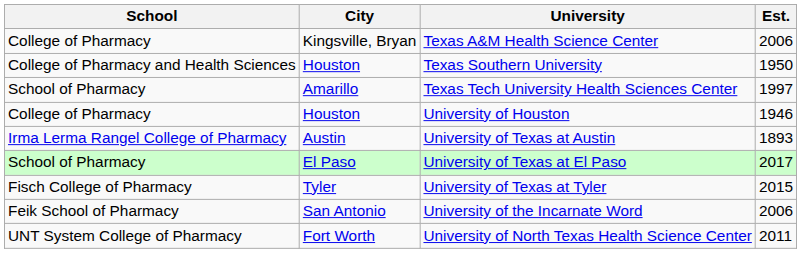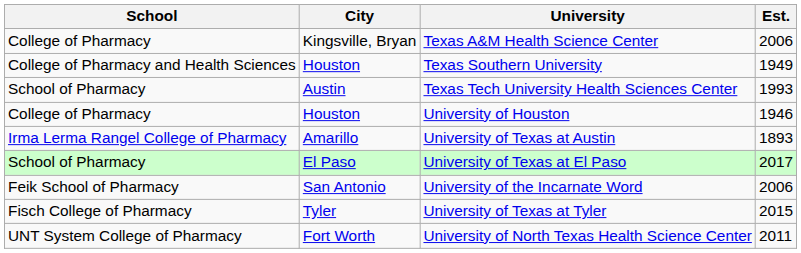(776, 65) 1950 -> (776, 65) 1949
(331, 89) Amarillo -> (324, 89) Austin
(776, 89) 1997 -> (776, 89) 1993
(324, 138) Austin -> (331, 138) Amarillo
rows swapped: (515, 187) <-> (533, 211)
